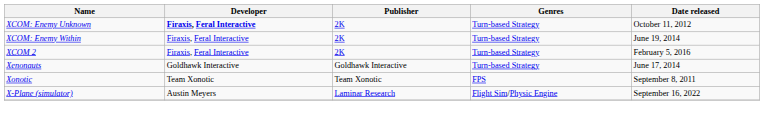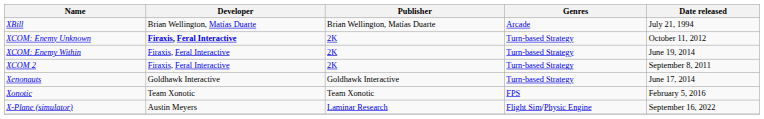+ row: (15, 24)
(662, 51) February 5, 2016 -> (680, 65) September 8, 2011
(665, 79) September 8, 2011 -> (677, 93) February 5, 2016
